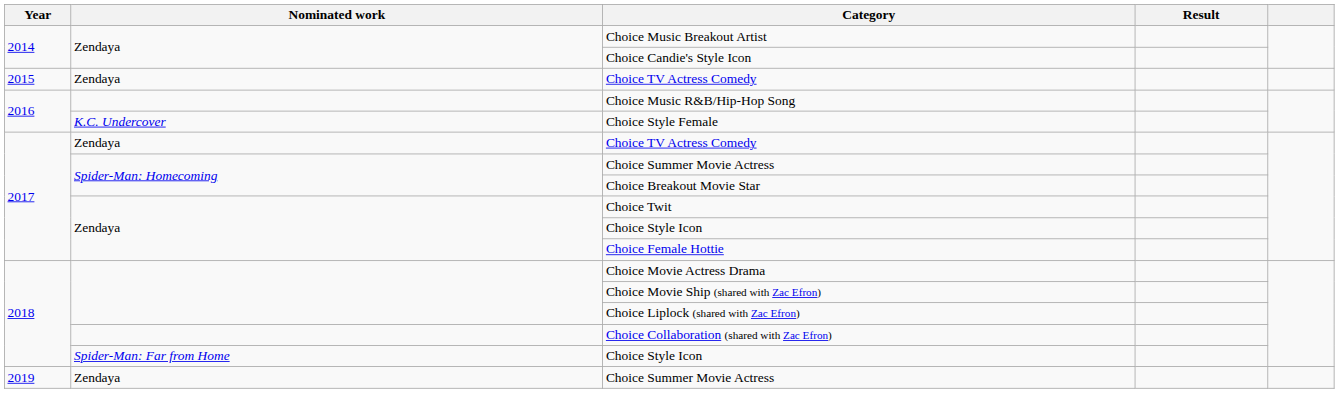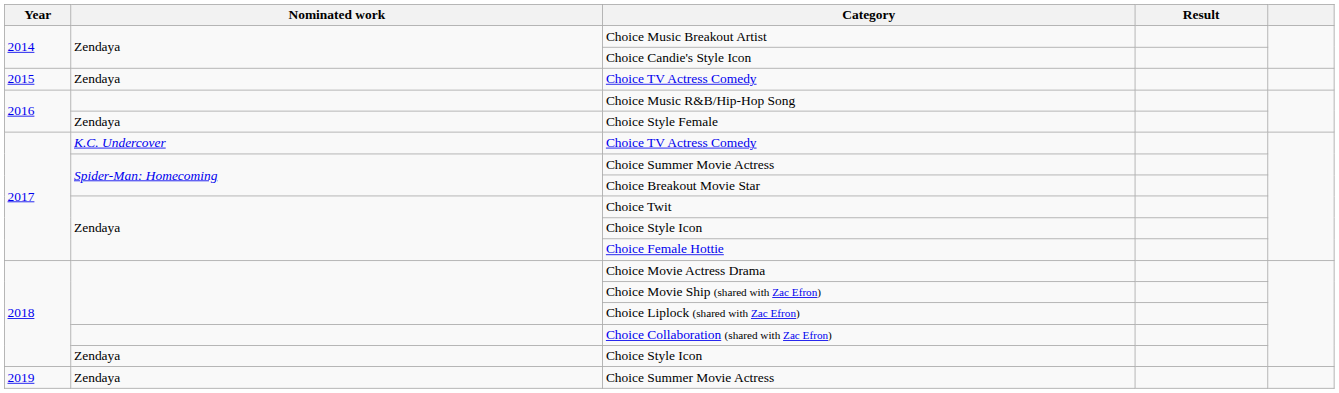(120, 121) K.C. Undercover -> (97, 121) Zendaya
(97, 143) Zendaya -> (120, 143) K.C. Undercover
(152, 356) Spider-Man: Far from Home -> (97, 356) Zendaya
